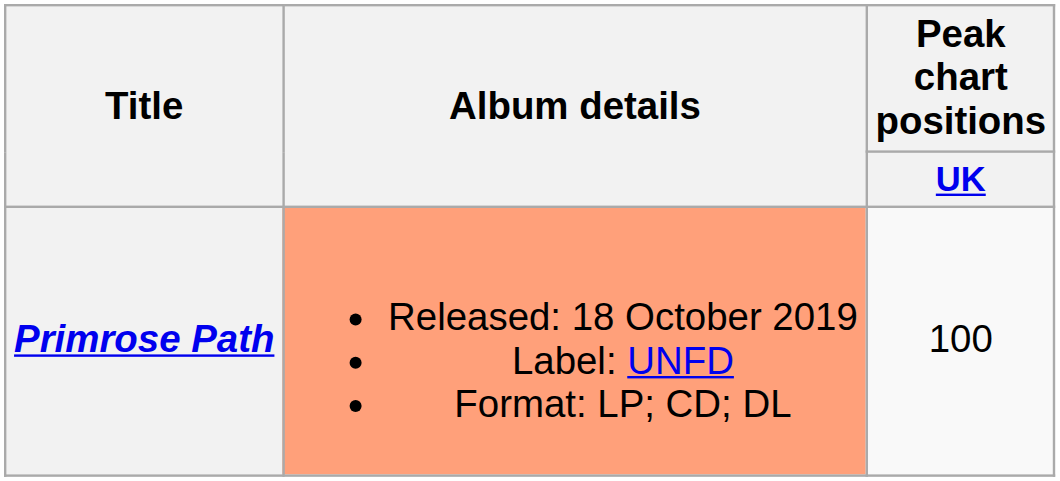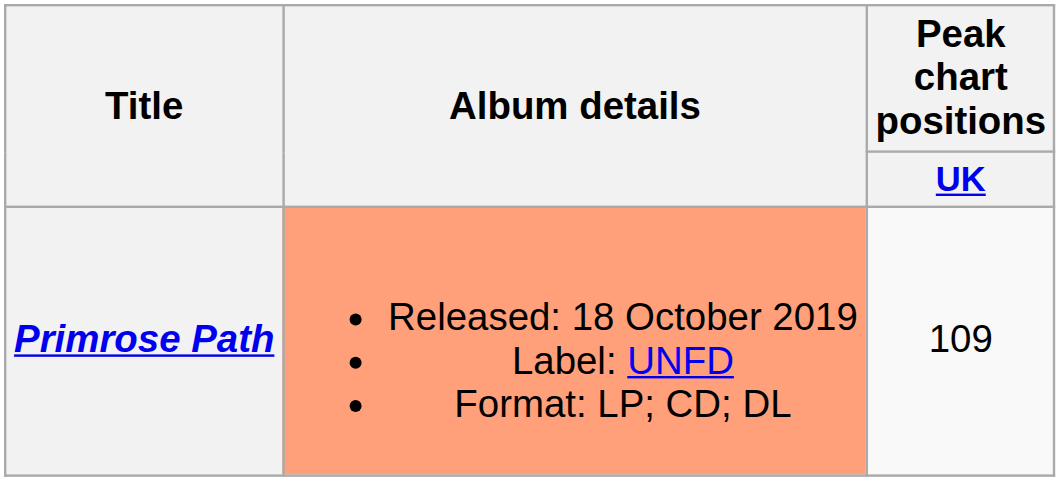(961, 340) 100 -> (961, 340) 109
